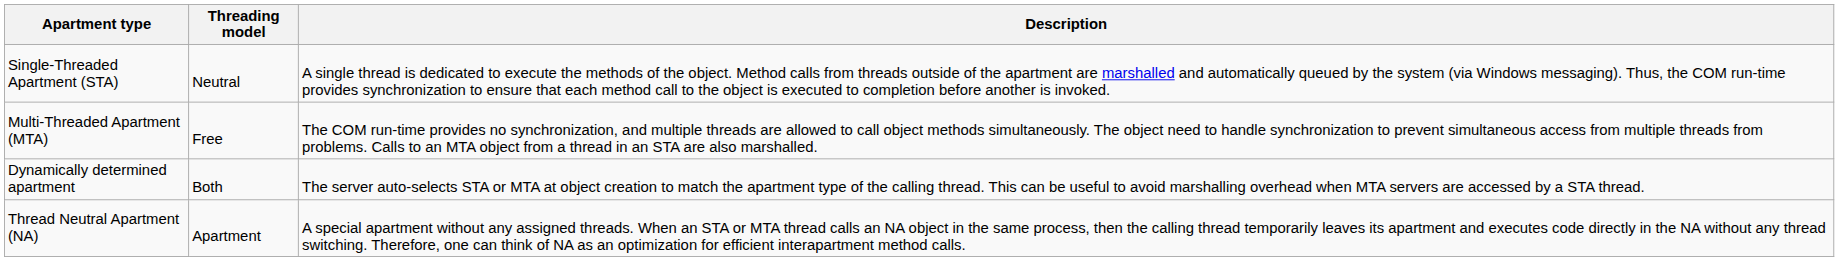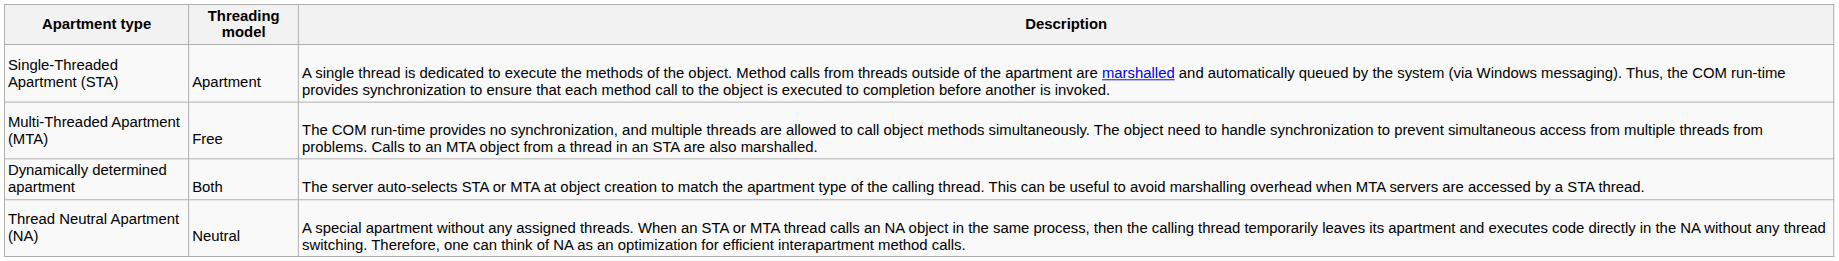(216, 81) Neutral -> (226, 81) Apartment
(226, 236) Apartment -> (216, 236) Neutral
